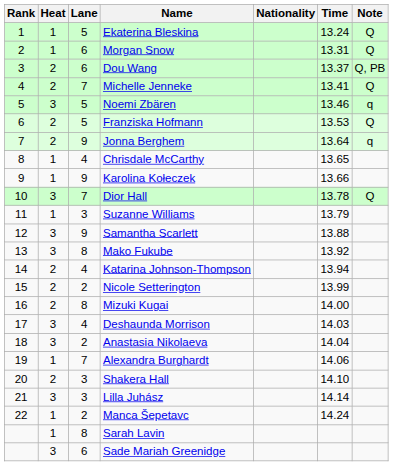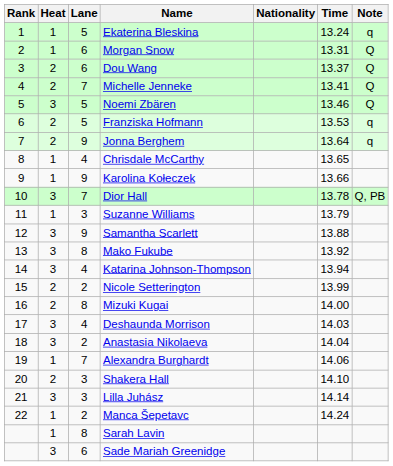(370, 31) Q -> (370, 31) q
(370, 68) Q, PB -> (370, 68) Q
(370, 104) q -> (370, 104) Q
(370, 123) Q -> (370, 123) q
(370, 196) Q -> (370, 196) Q, PB
(53, 269) 2 -> (53, 269) 3
